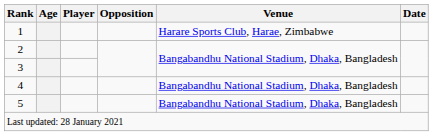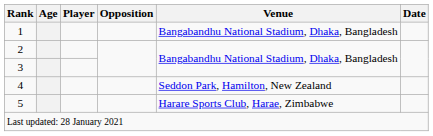(246, 31) Harare Sports Club, Harae, Zimbabwe -> (278, 31) Bangabandhu National Stadium, Dhaka, Bangladesh
(278, 85) Bangabandhu National Stadium, Dhaka, Bangladesh -> (245, 85) Seddon Park, Hamilton, New Zealand
(278, 103) Bangabandhu National Stadium, Dhaka, Bangladesh -> (246, 103) Harare Sports Club, Harae, Zimbabwe
